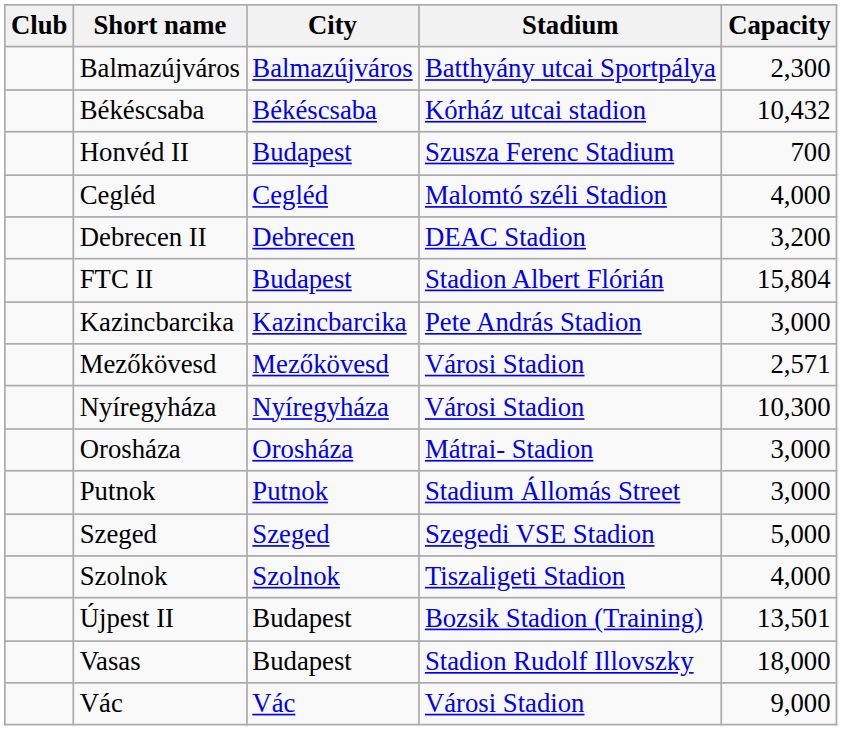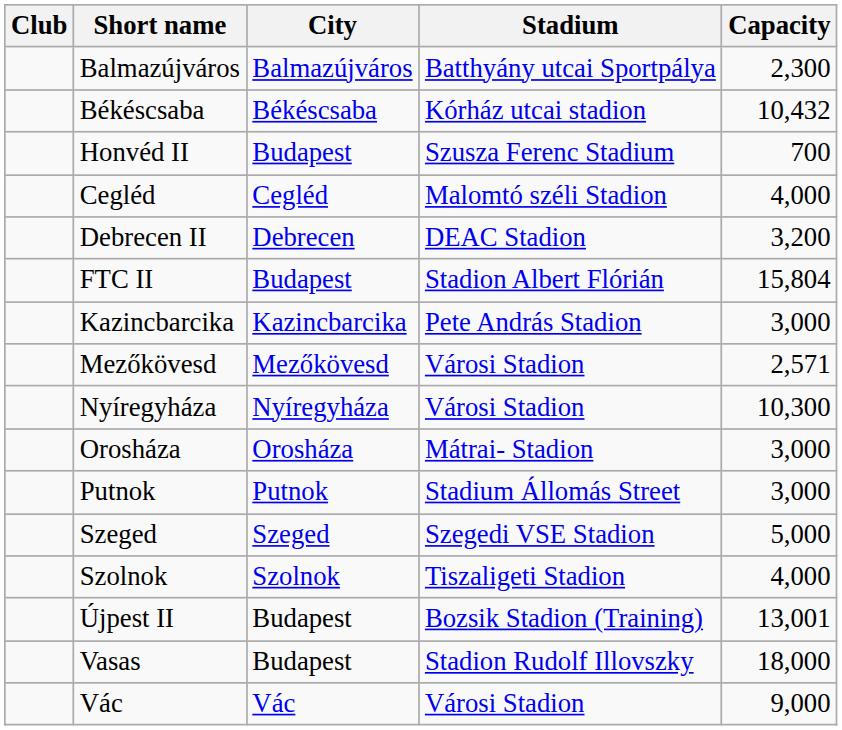(794, 618) 13,501 -> (794, 618) 13,001
